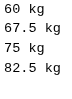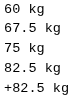+ row: (37, 88)
